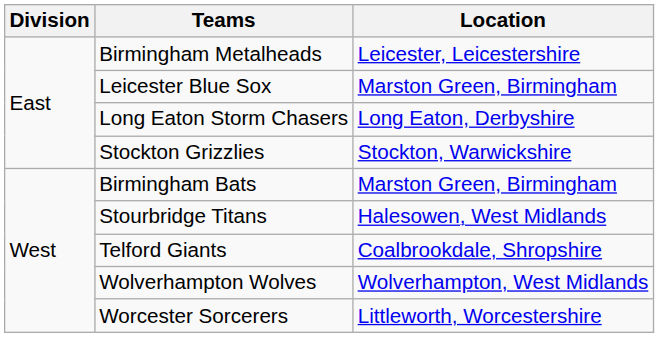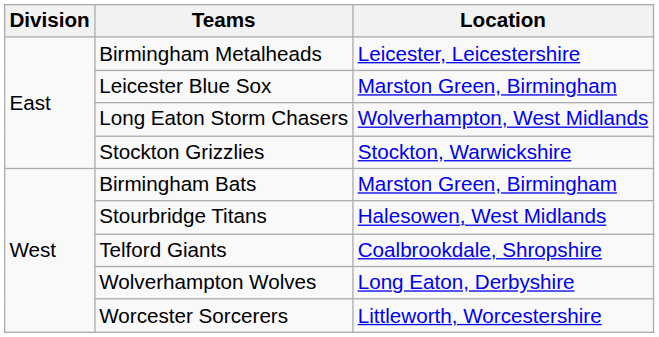(466, 119) Long Eaton, Derbyshire -> (503, 119) Wolverhampton, West Midlands
(503, 282) Wolverhampton, West Midlands -> (466, 282) Long Eaton, Derbyshire
